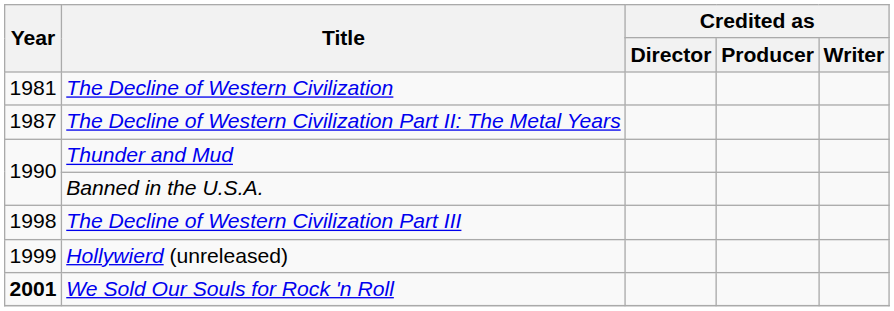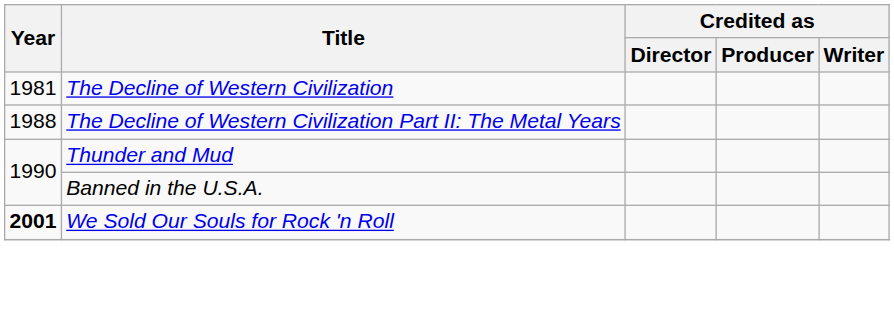(33, 121) 1987 -> (33, 121) 1988
- row: (264, 222)
- row: (177, 255)
